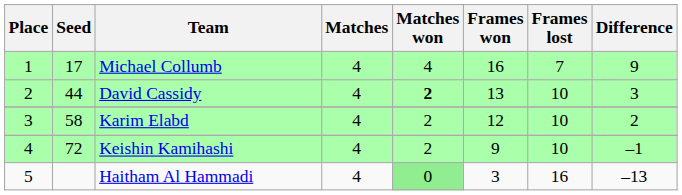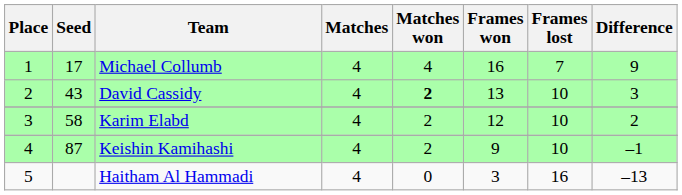(74, 93) 44 -> (74, 93) 43
(74, 148) 72 -> (74, 148) 87
(428, 176) lightgreen background -> (428, 176) no background
